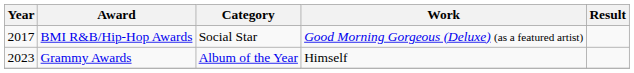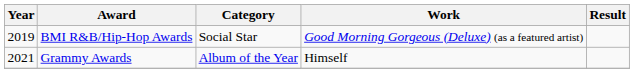(21, 36) 2017 -> (21, 36) 2019
(21, 57) 2023 -> (21, 57) 2021
